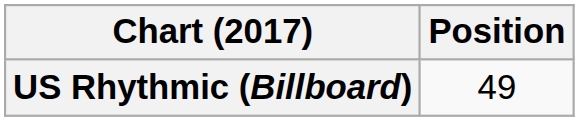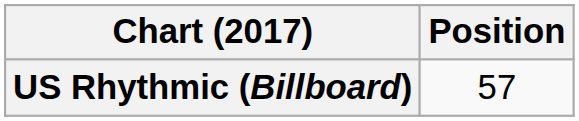(497, 87) 49 -> (497, 87) 57
